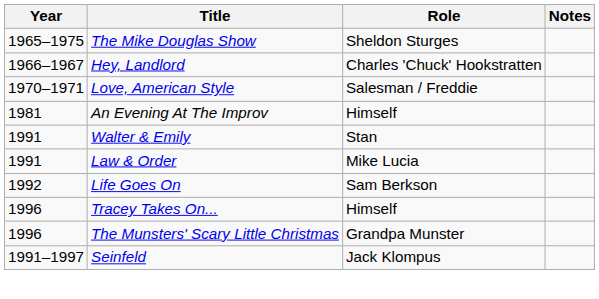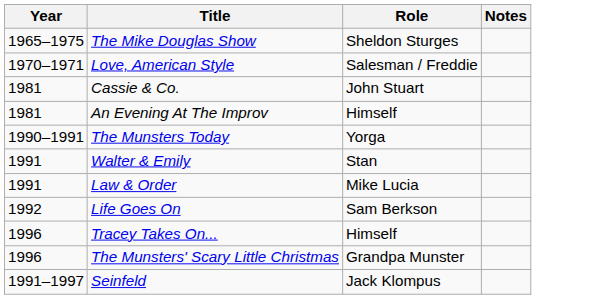- row: (138, 64)
+ row: (135, 88)
+ row: (160, 137)
